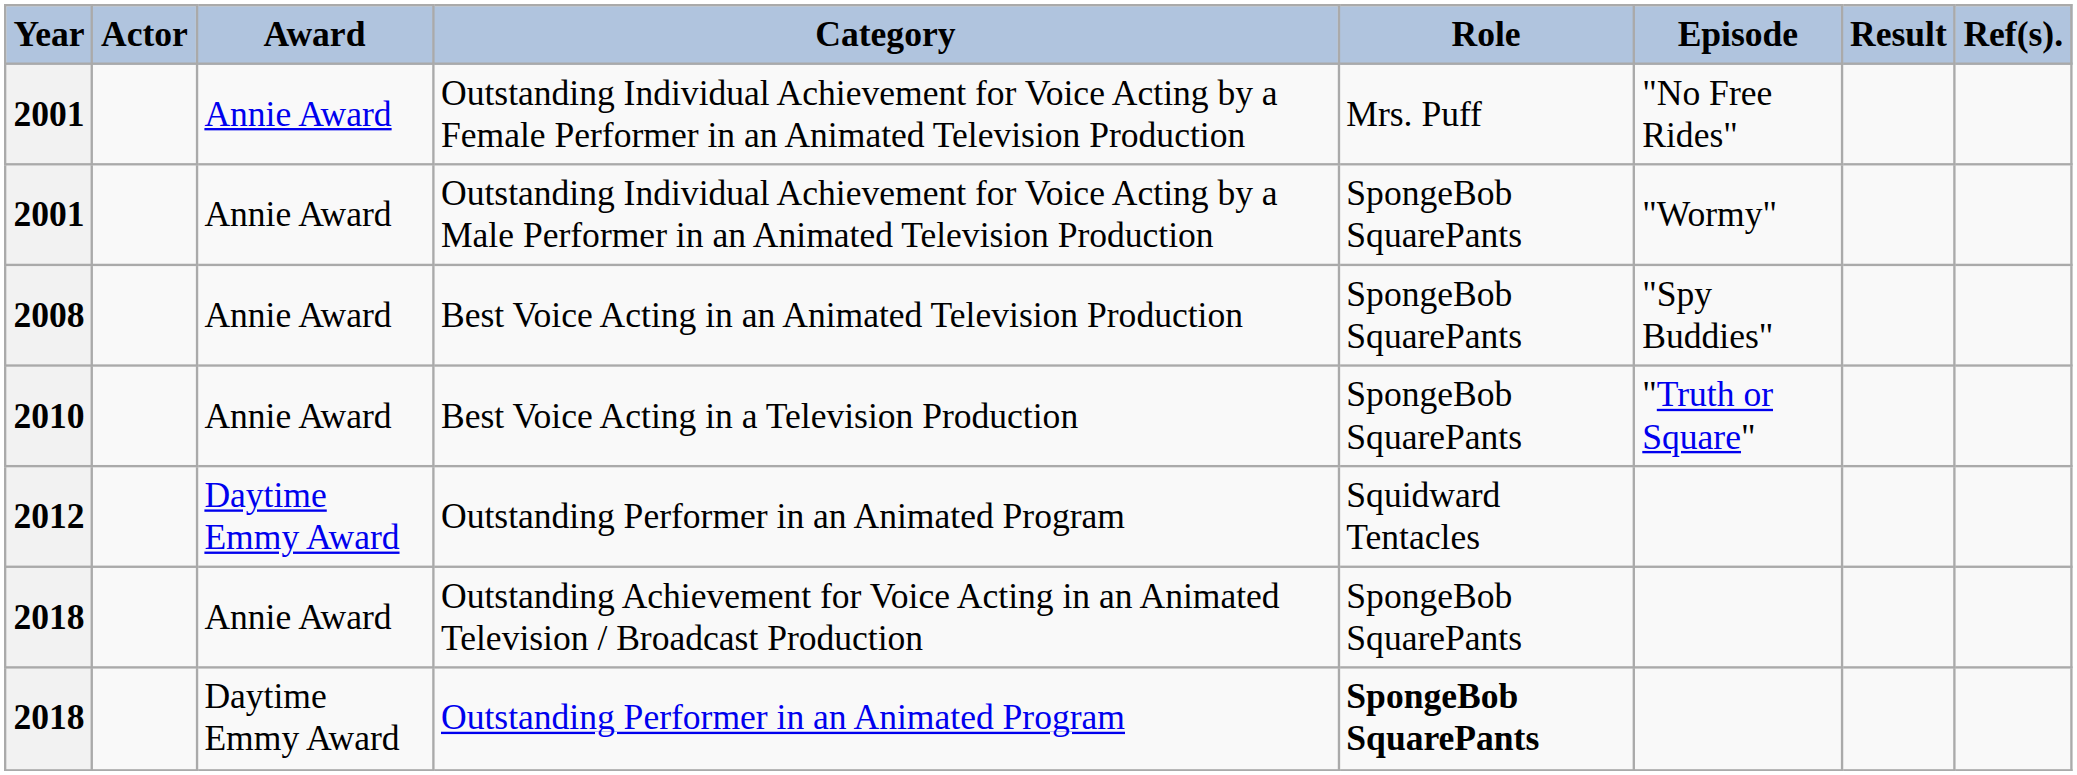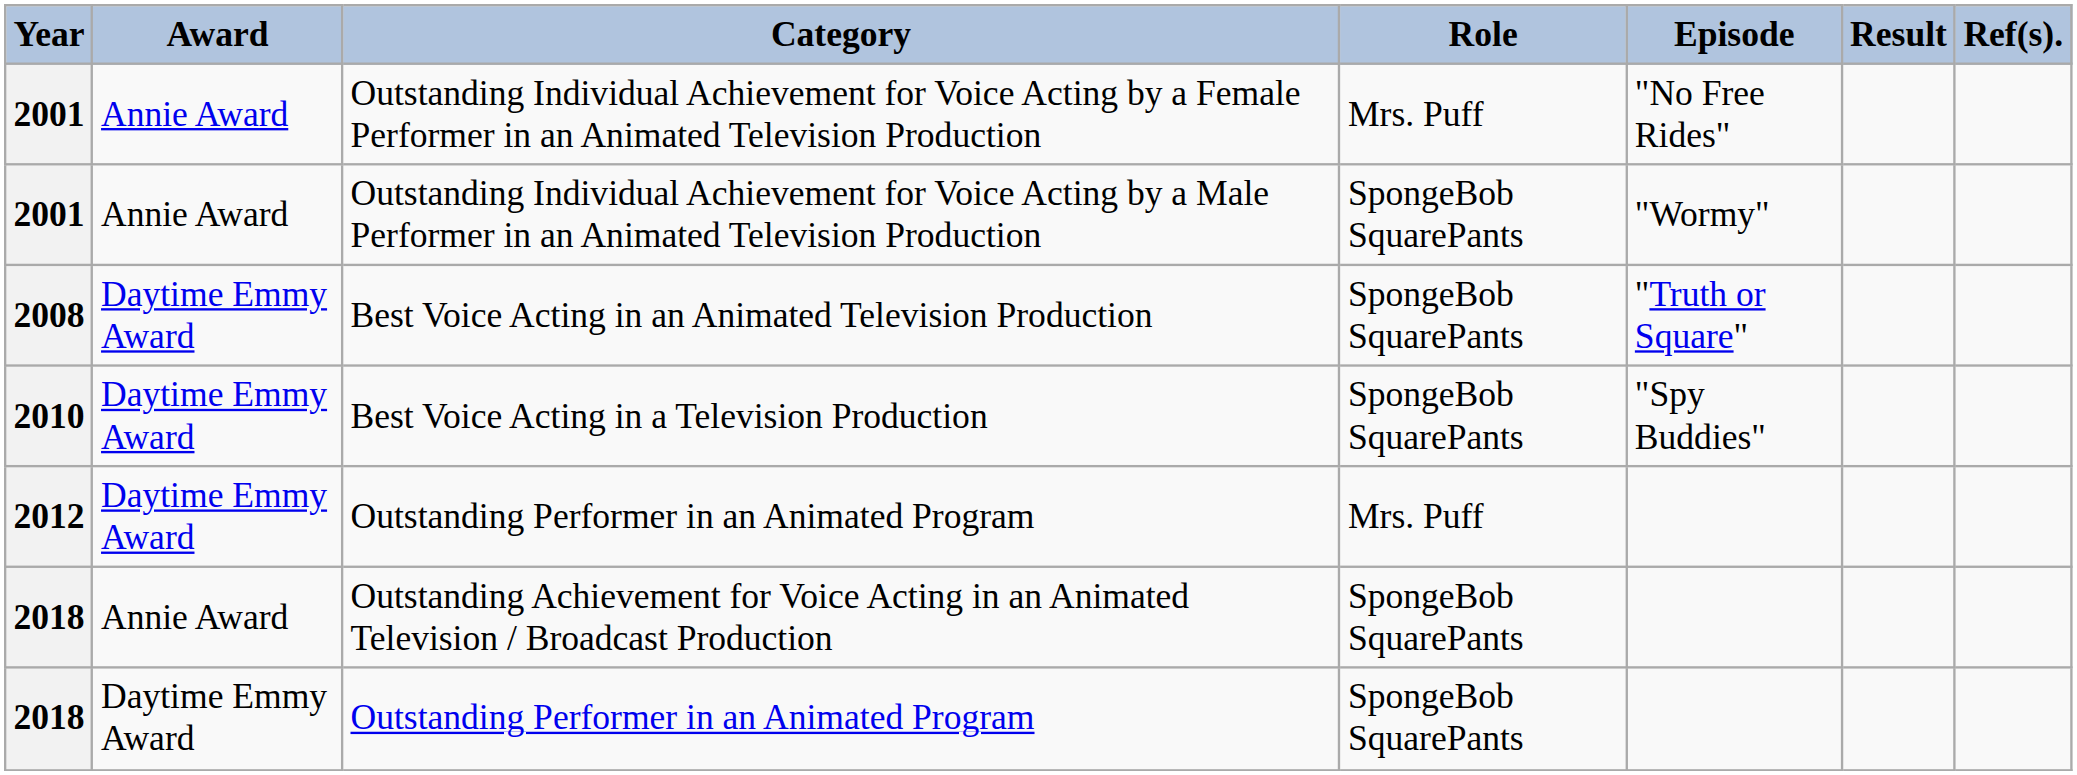- column: (144, 34)
(298, 315) Annie Award -> (214, 315) Daytime Emmy Award
(1708, 315) "Spy Buddies" -> (1700, 315) "Truth or Square"
(298, 416) Annie Award -> (214, 416) Daytime Emmy Award
(1708, 416) "Truth or Square" -> (1700, 416) "Spy Buddies"
(1423, 516) Squidward Tentacles -> (1416, 516) Mrs. Puff
(1443, 718) bold -> (1436, 718) normal
